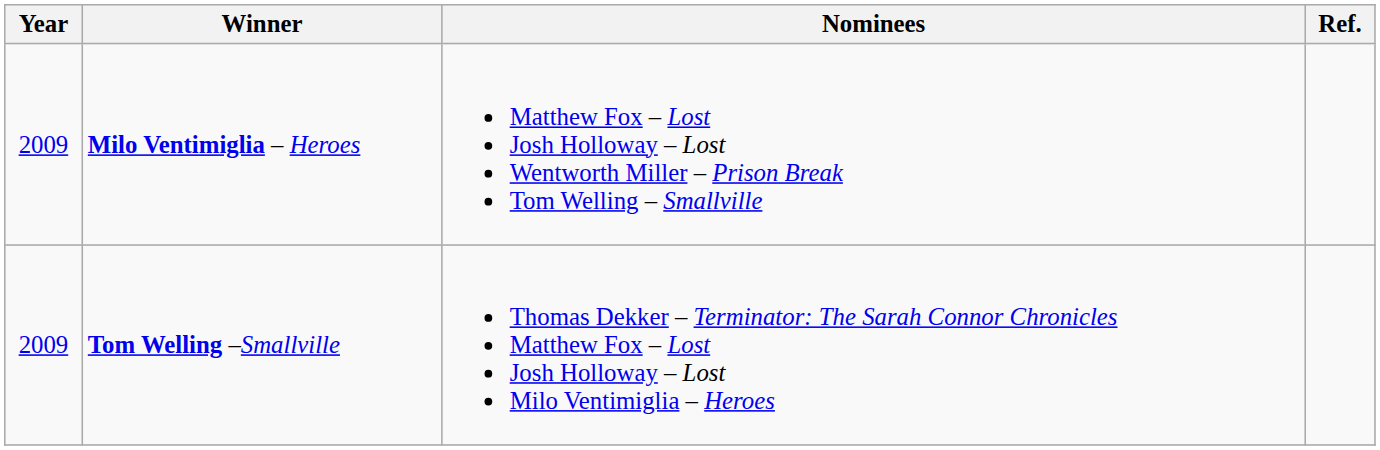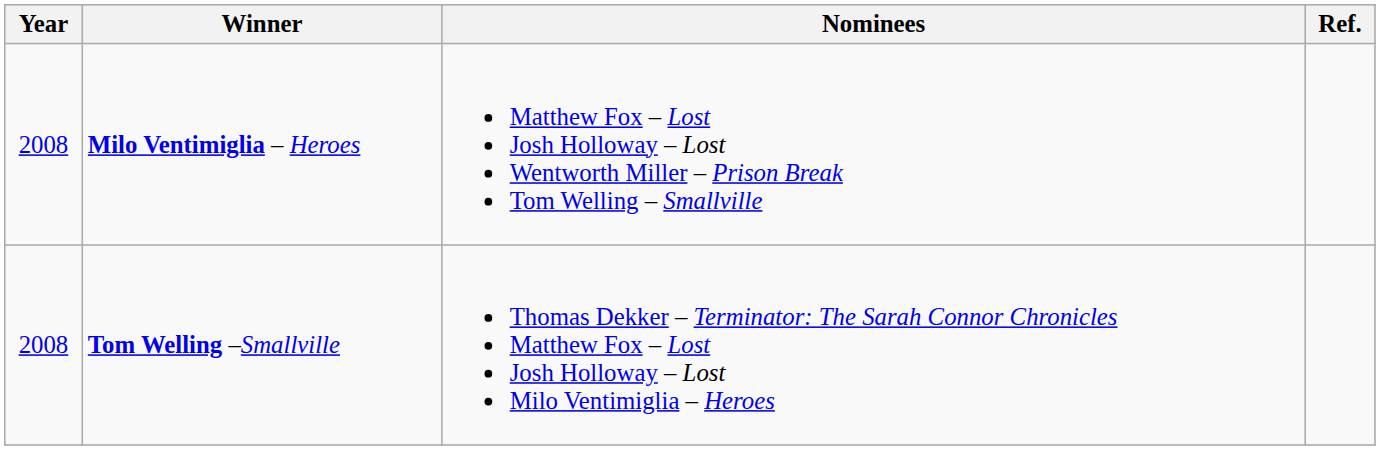(43, 144) 2009 -> (43, 144) 2008
(43, 344) 2009 -> (43, 344) 2008
